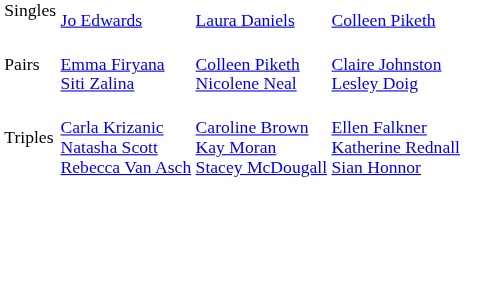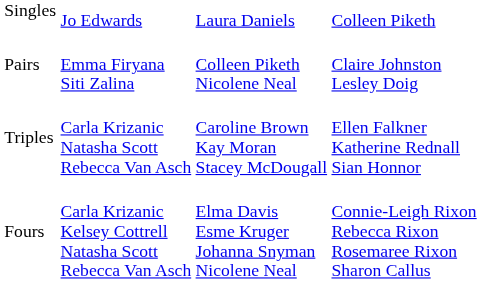+ row: (24, 231)
